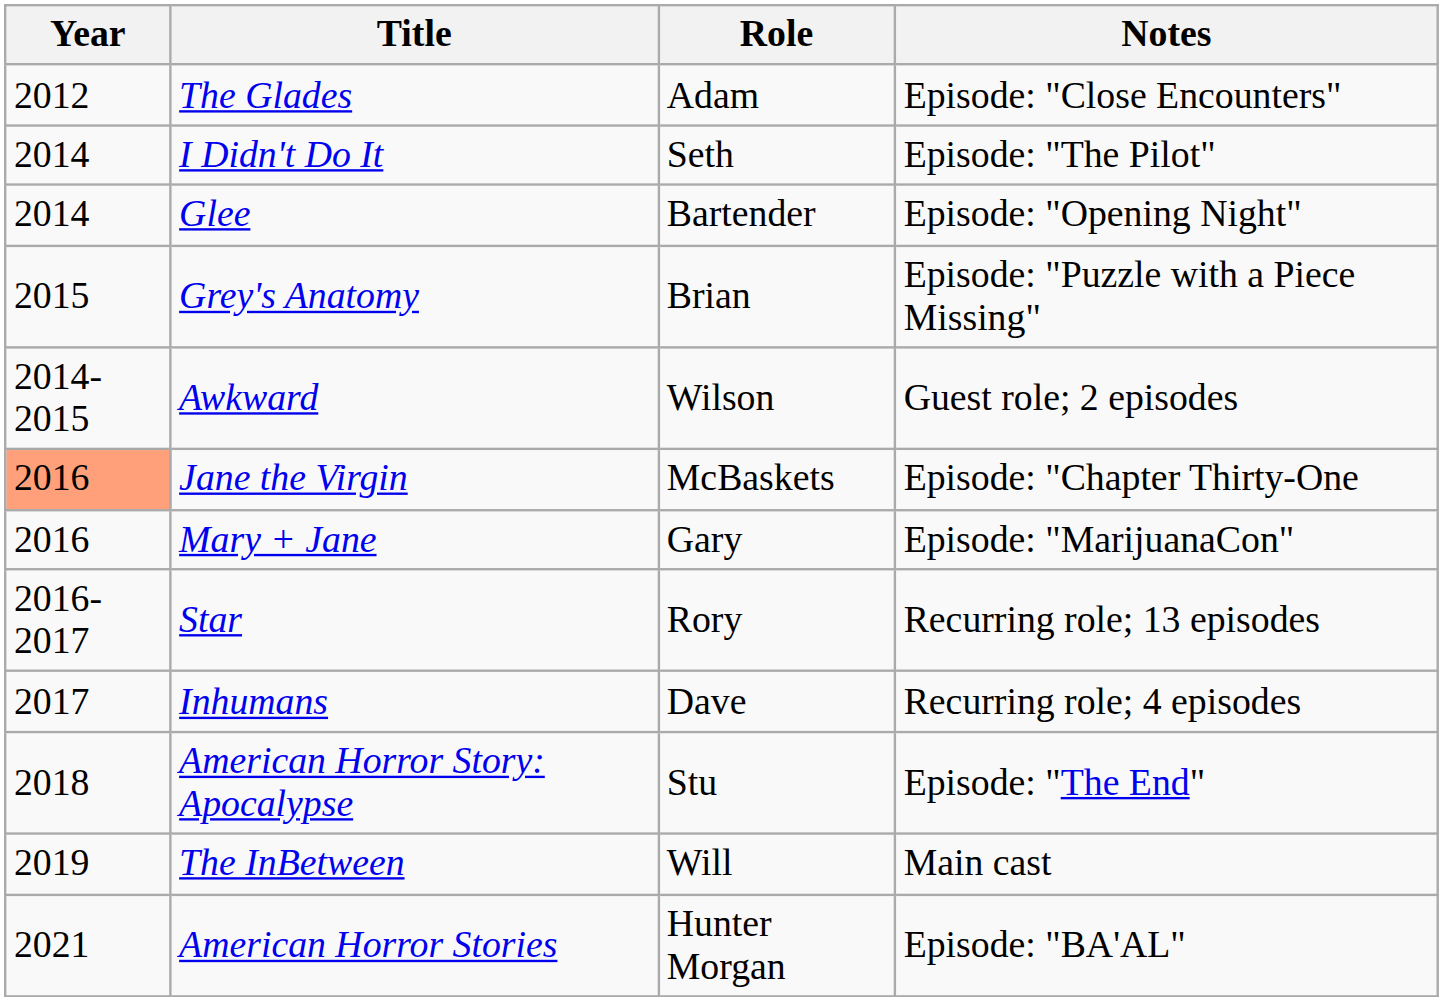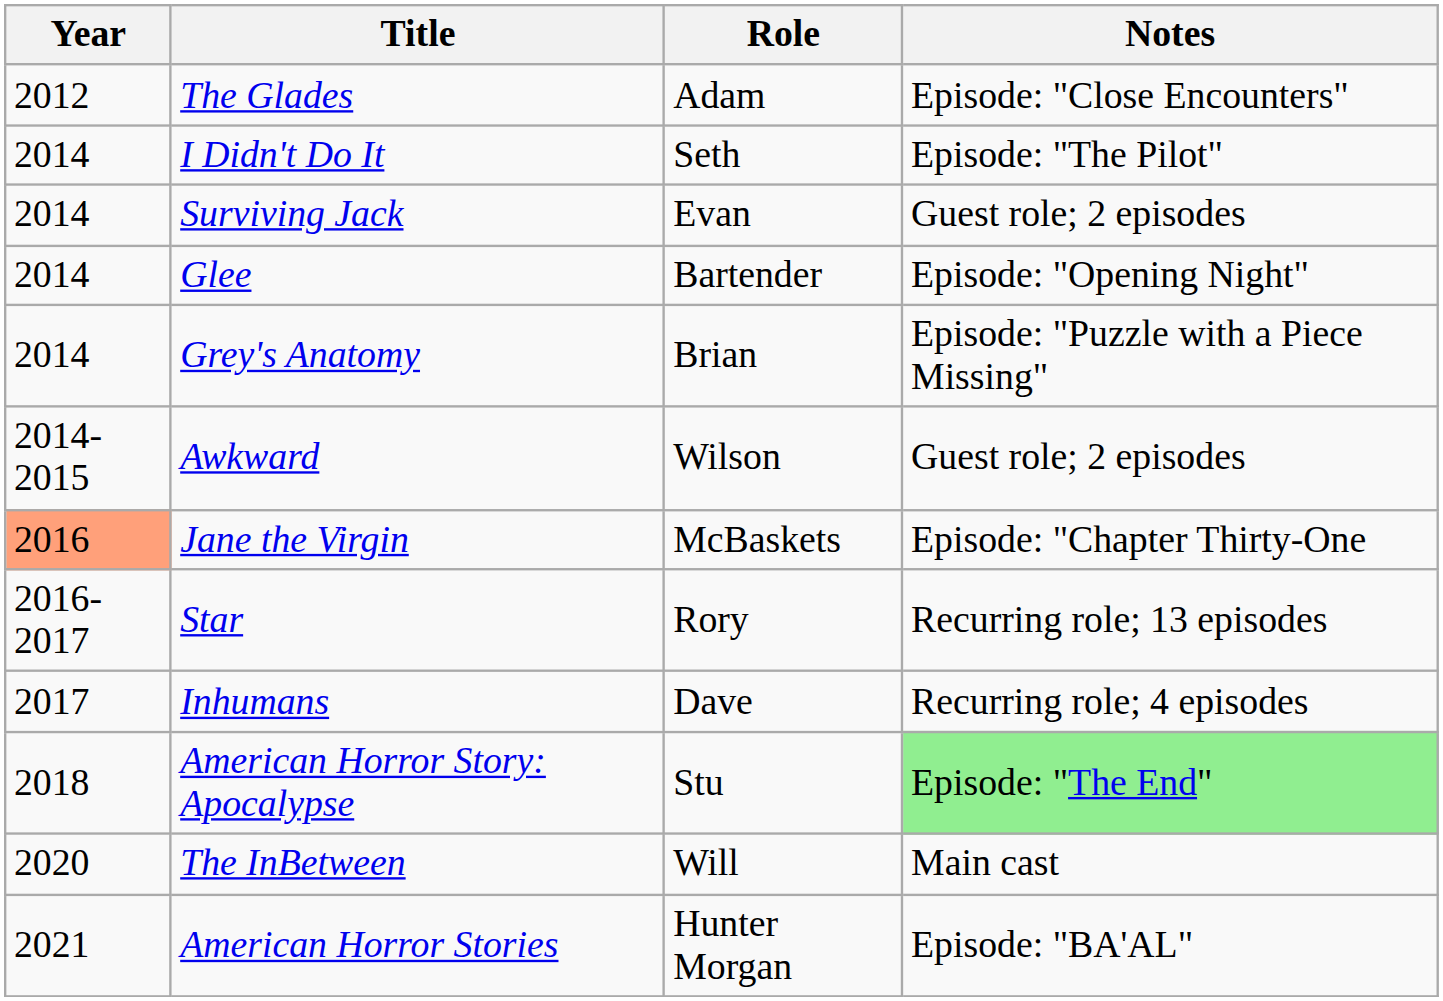+ row: (292, 214)
(52, 295) 2015 -> (52, 355) 2014
- row: (278, 538)
(1054, 781) no background -> (1062, 781) lightgreen background
(52, 863) 2019 -> (52, 863) 2020
